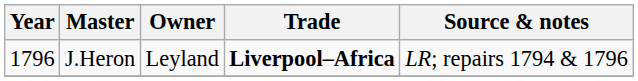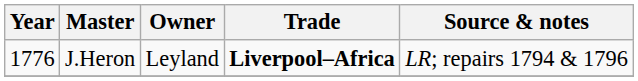(32, 57) 1796 -> (32, 57) 1776
